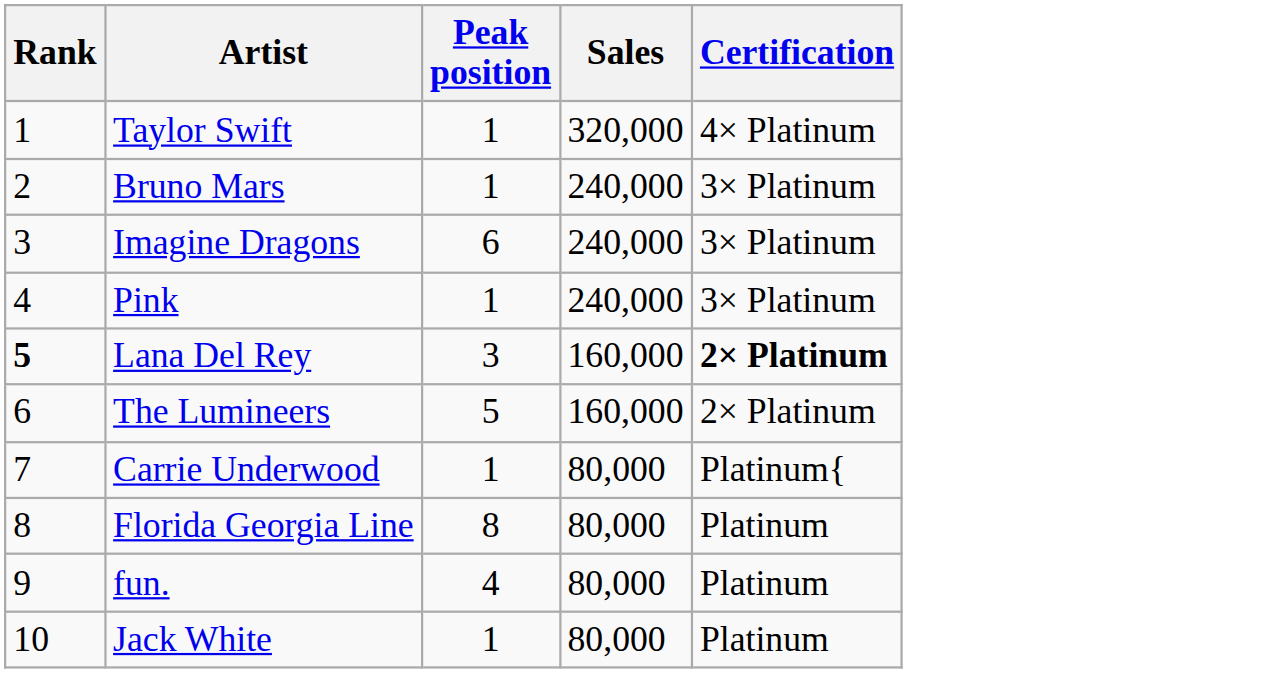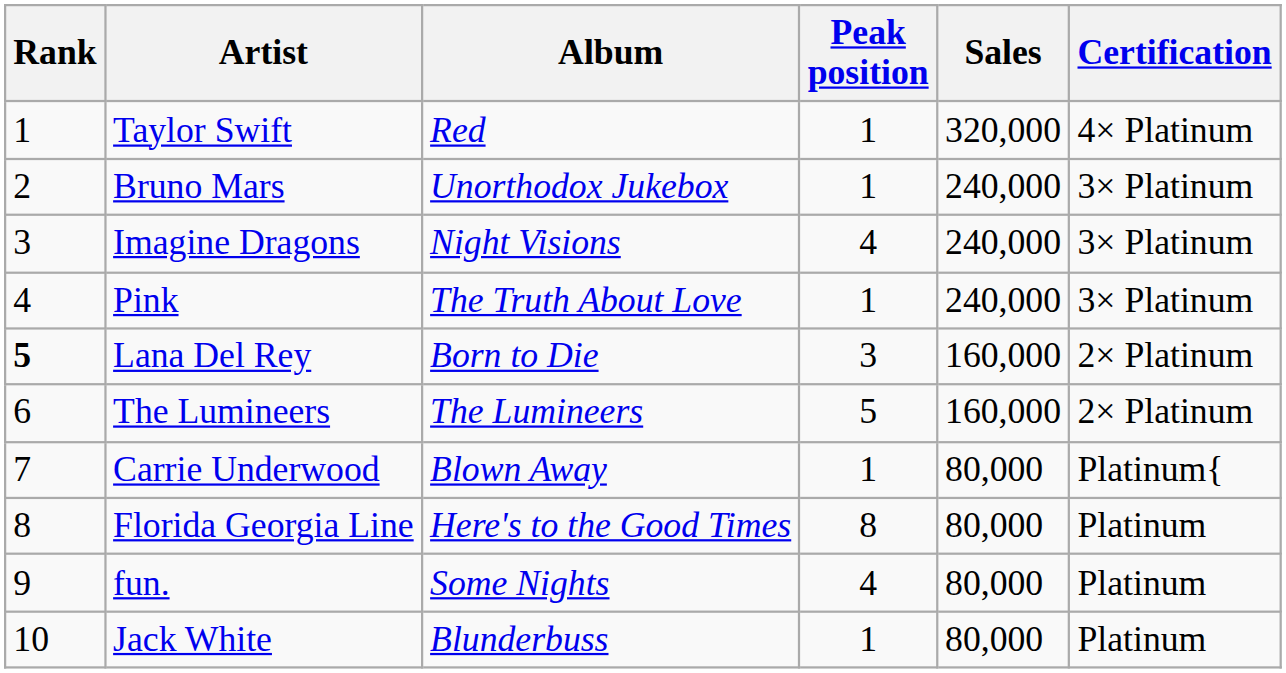+ column: (611, 52)
(491, 242) 6 -> (868, 242) 4
(794, 355) bold -> (1165, 355) normal
